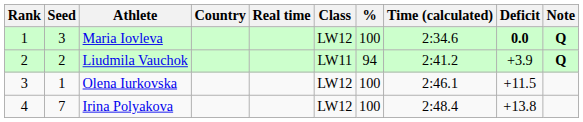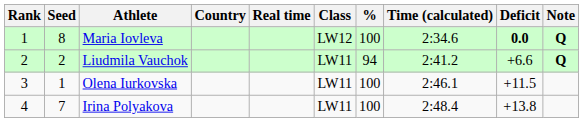(62, 38) 3 -> (62, 38) 8
(520, 60) +3.9 -> (520, 60) +6.6
(335, 83) LW12 -> (335, 83) LW11
(335, 106) LW12 -> (335, 106) LW11
